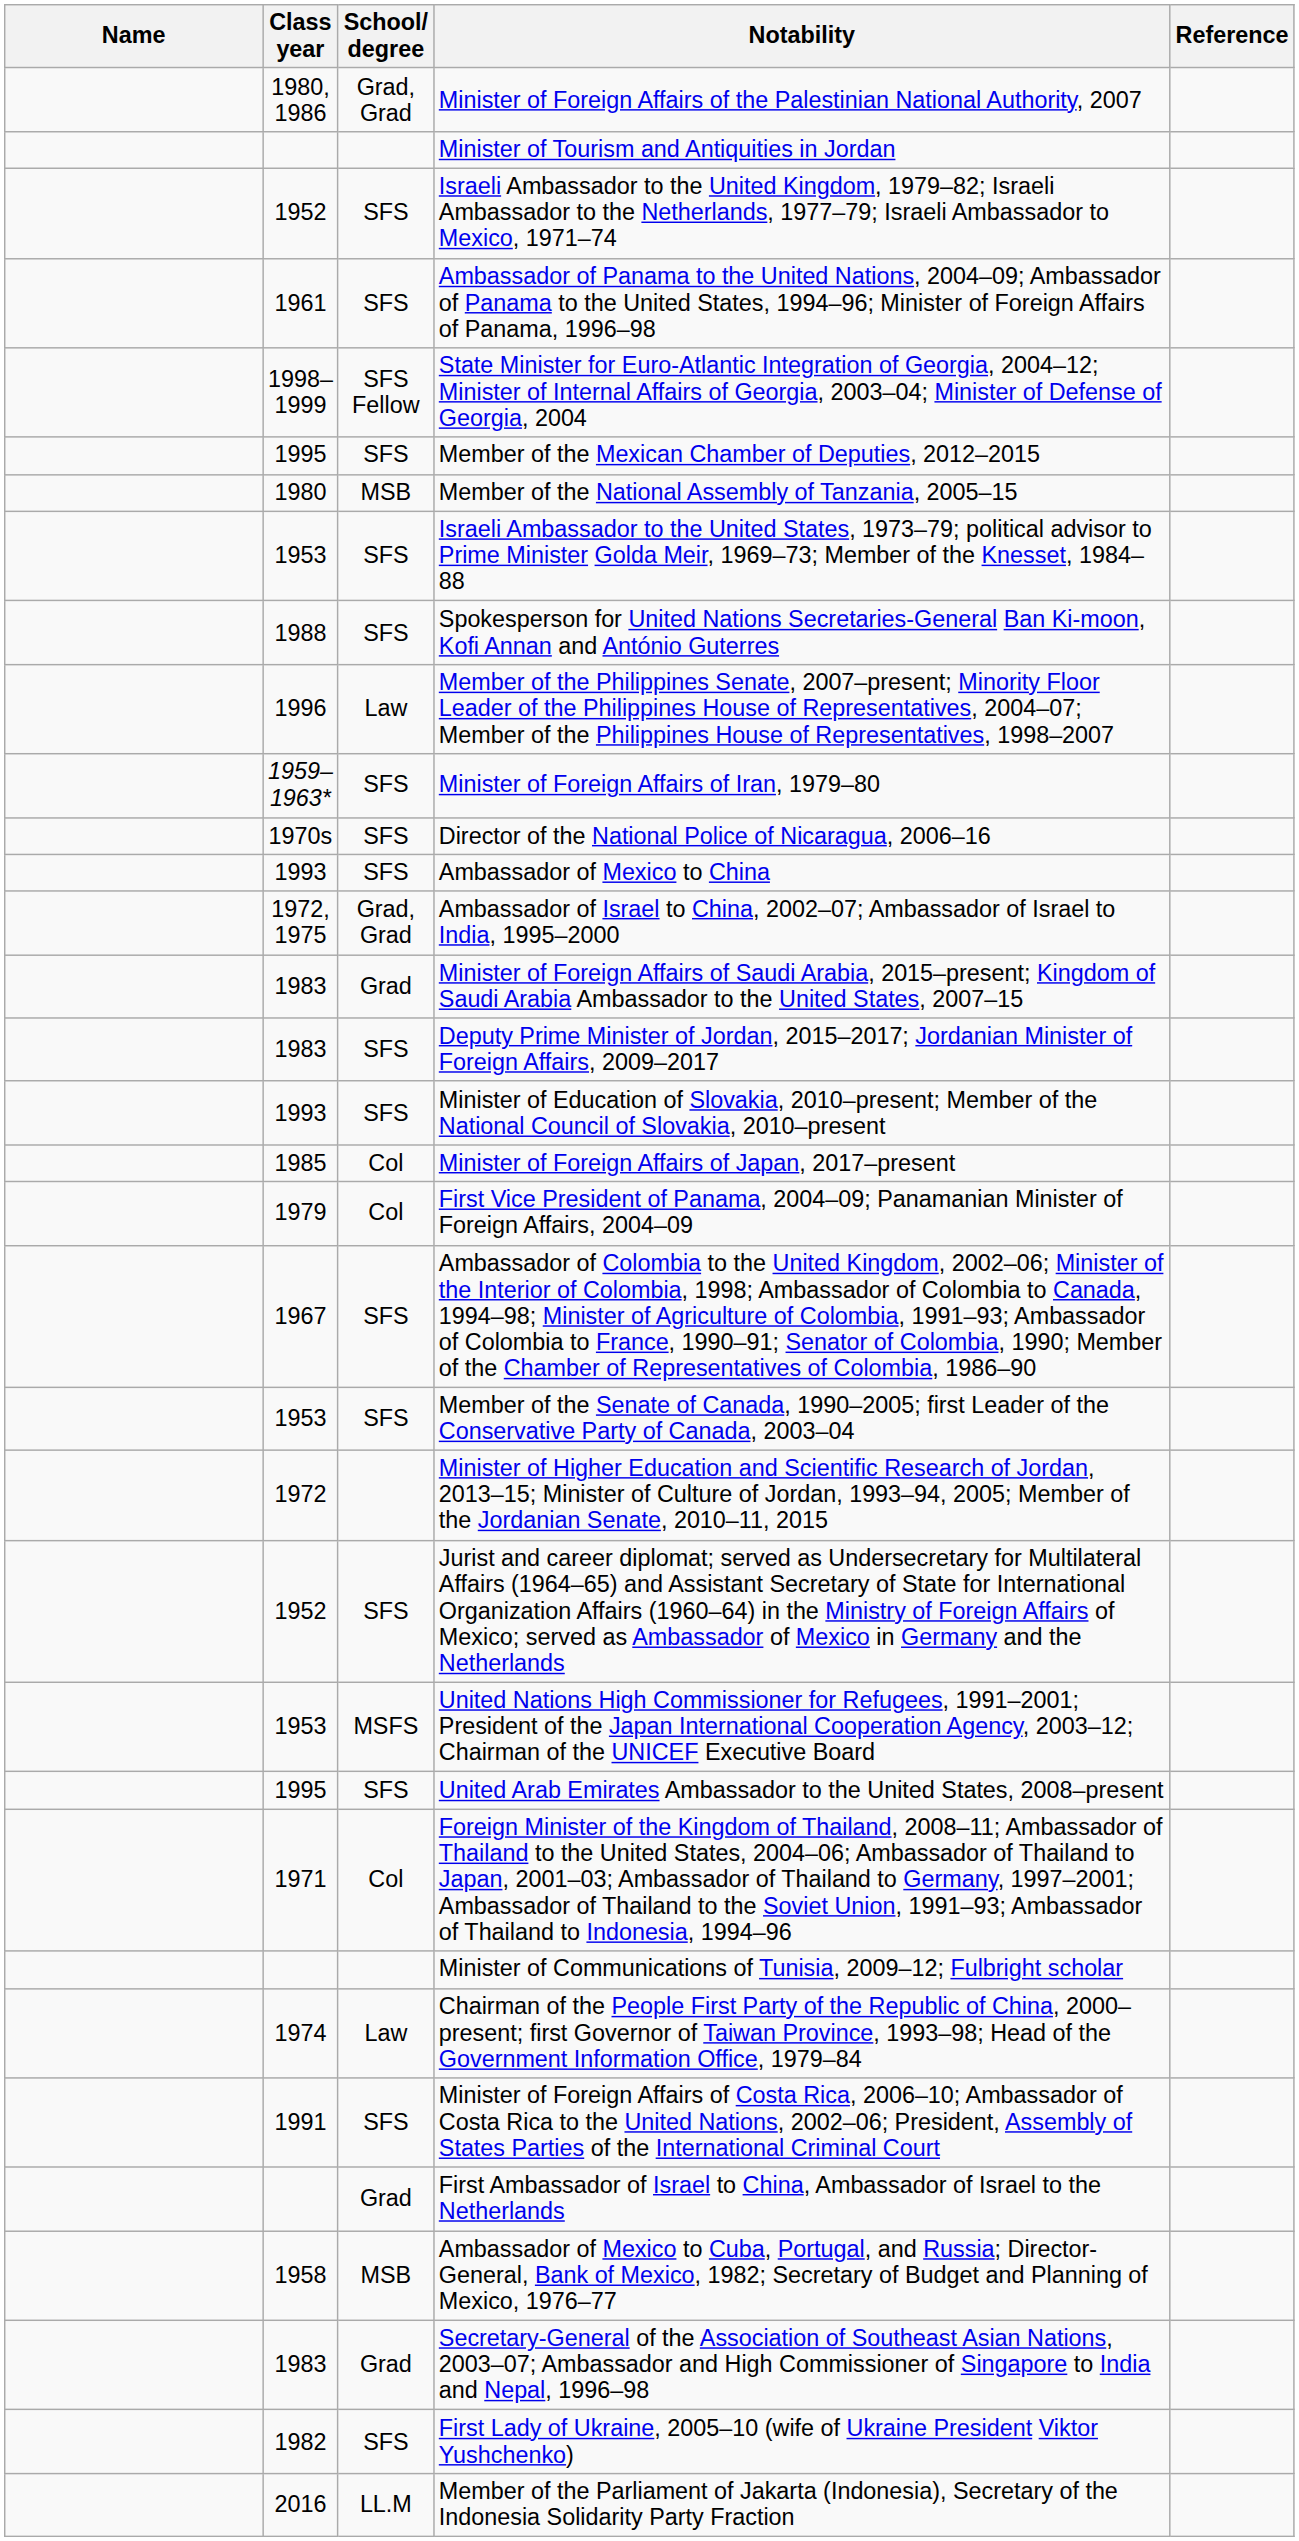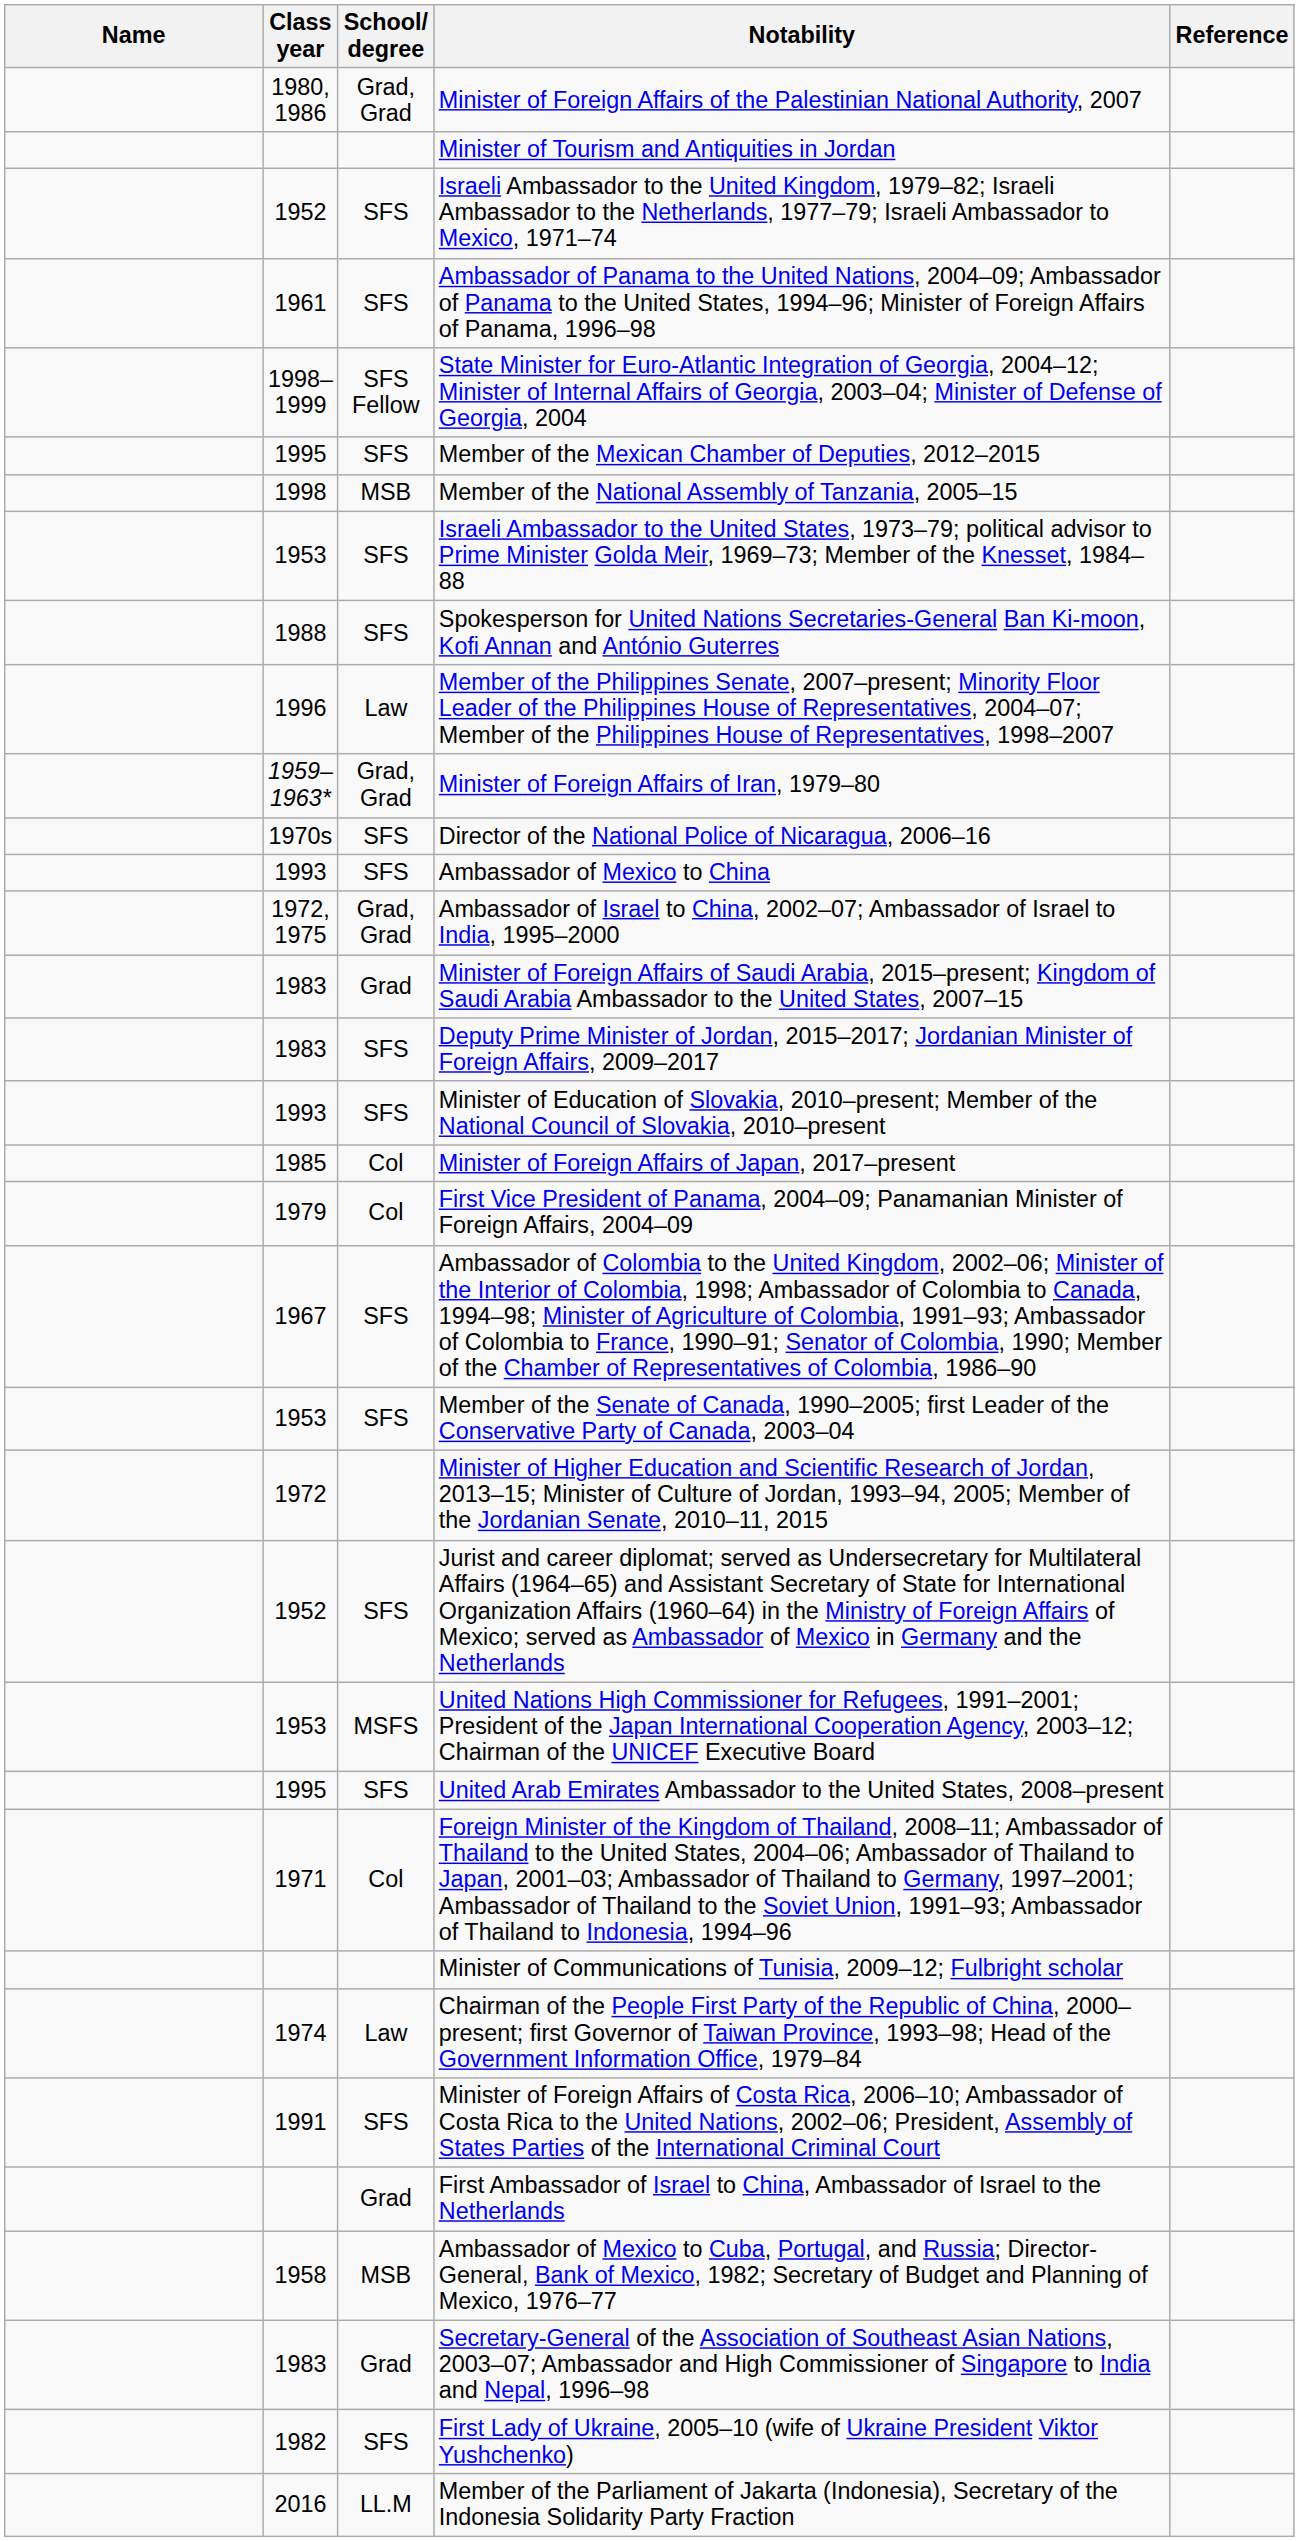(300, 492) 1980 -> (300, 492) 1998
(386, 785) SFS -> (386, 785) Grad, Grad
